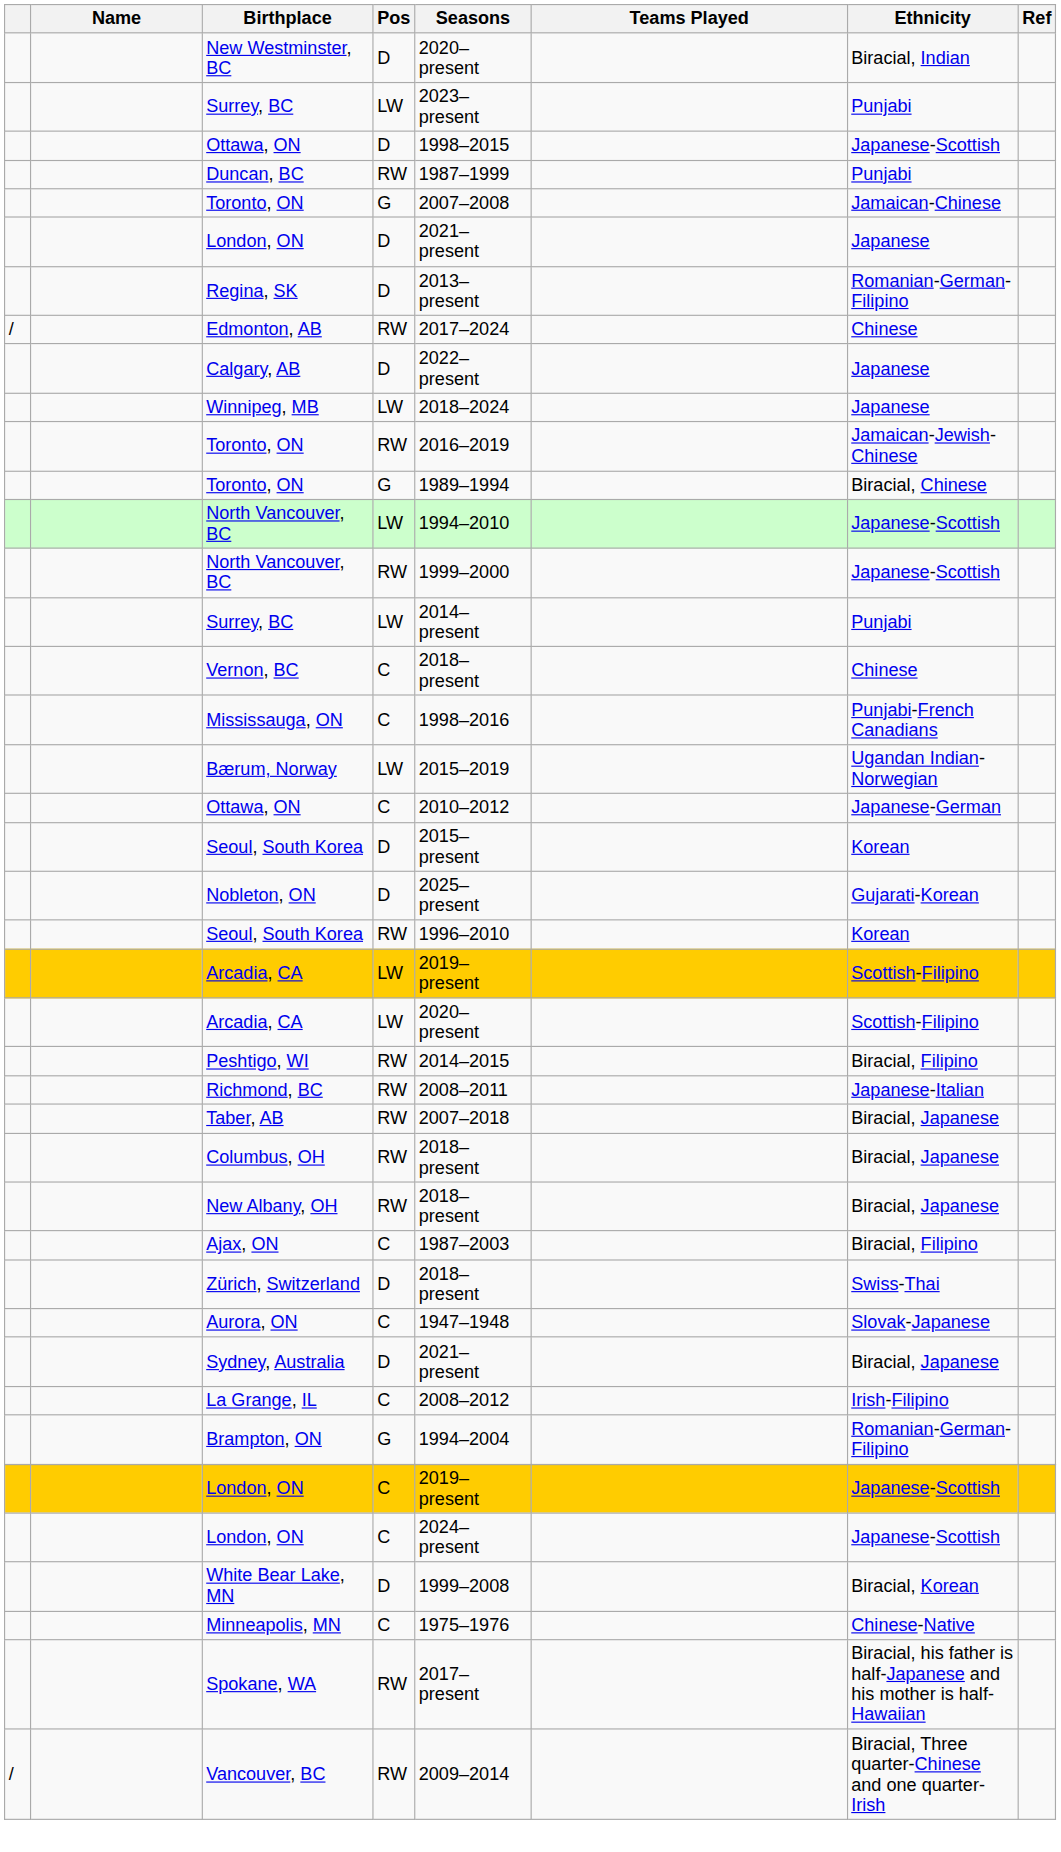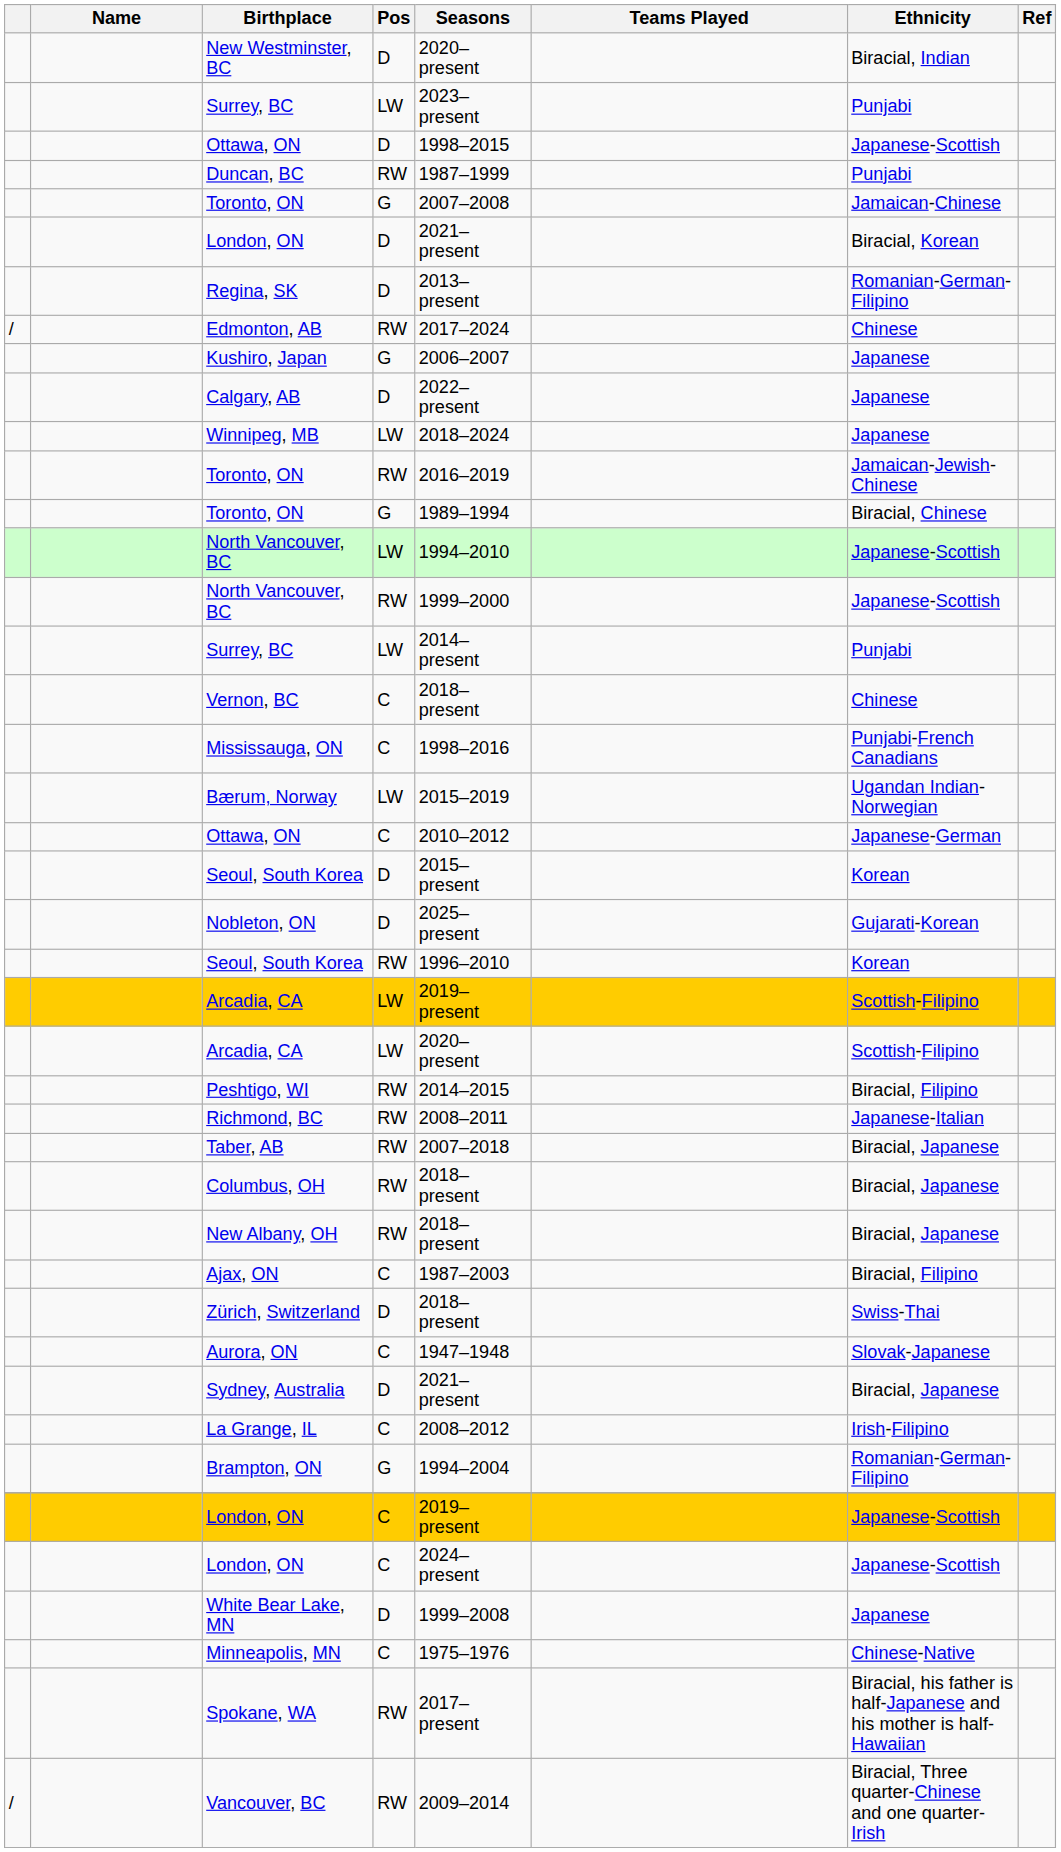(890, 241) Japanese -> (915, 241) Biracial, Korean
+ row: (267, 358)
(915, 1586) Biracial, Korean -> (890, 1615) Japanese
